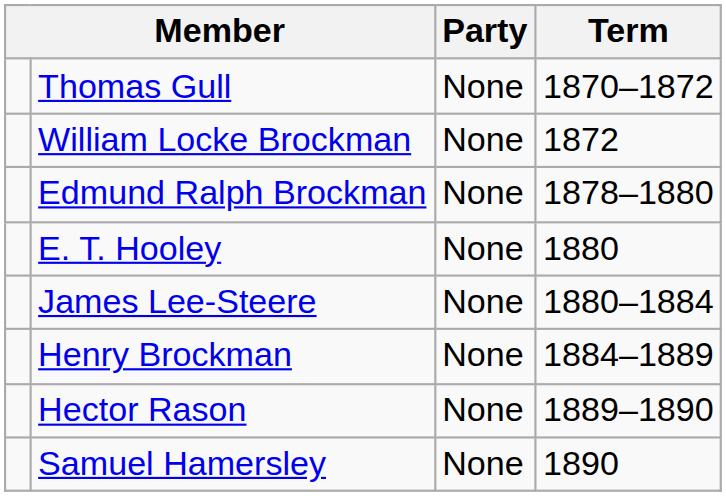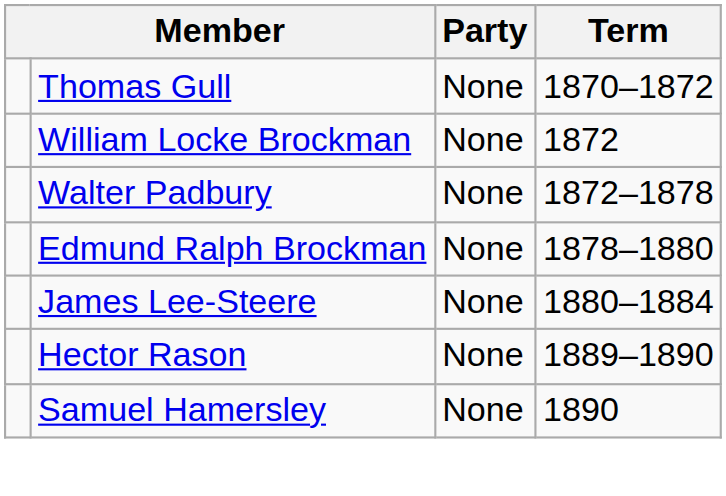+ row: (155, 193)
- row: (130, 247)
- row: (165, 355)
